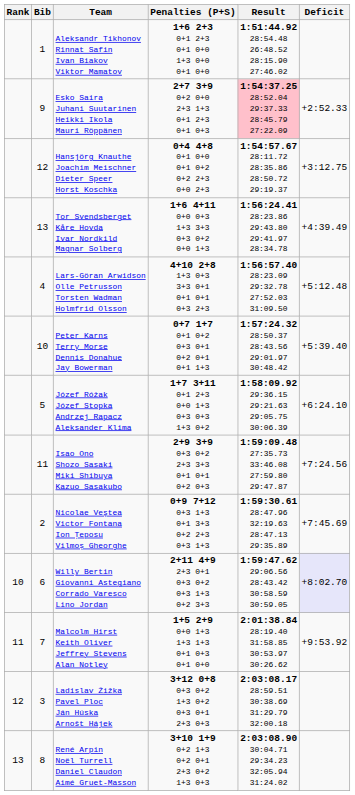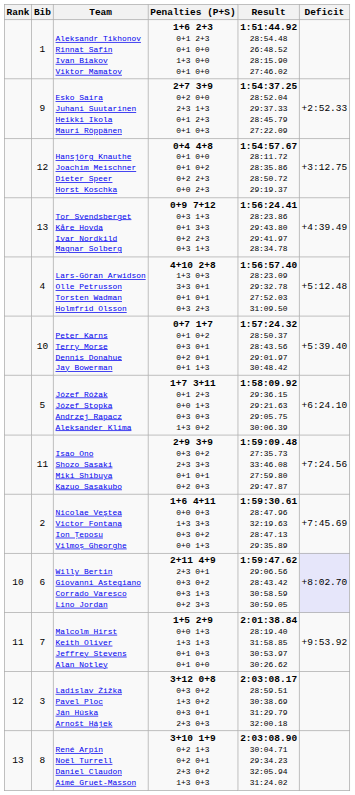(269, 108) pink background -> (269, 108) no background
(193, 227) 1+6 4+11 0+0 0+3 1+3 3+3 0+3 0+2 0+0 1+3 -> (193, 227) 0+9 7+12 0+3 1+3 0+1 3+3 0+2 2+3 0+3 1+3
(193, 523) 0+9 7+12 0+3 1+3 0+1 3+3 0+2 2+3 0+3 1+3 -> (193, 523) 1+6 4+11 0+0 0+3 1+3 3+3 0+3 0+2 0+0 1+3
